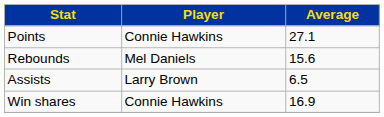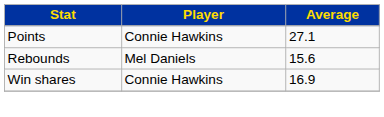- row: (29, 79)
